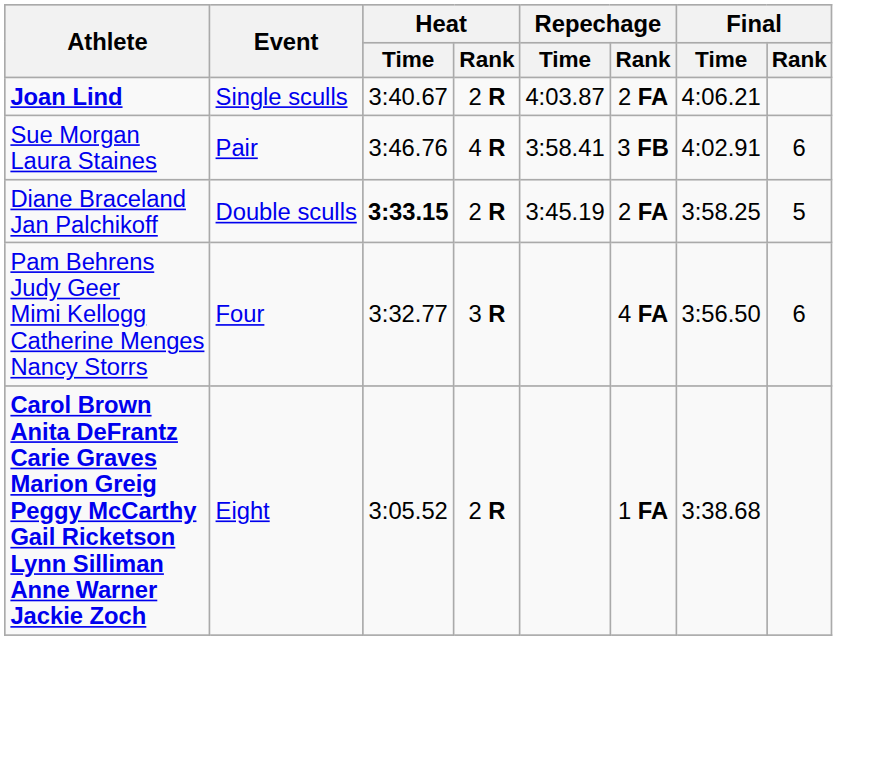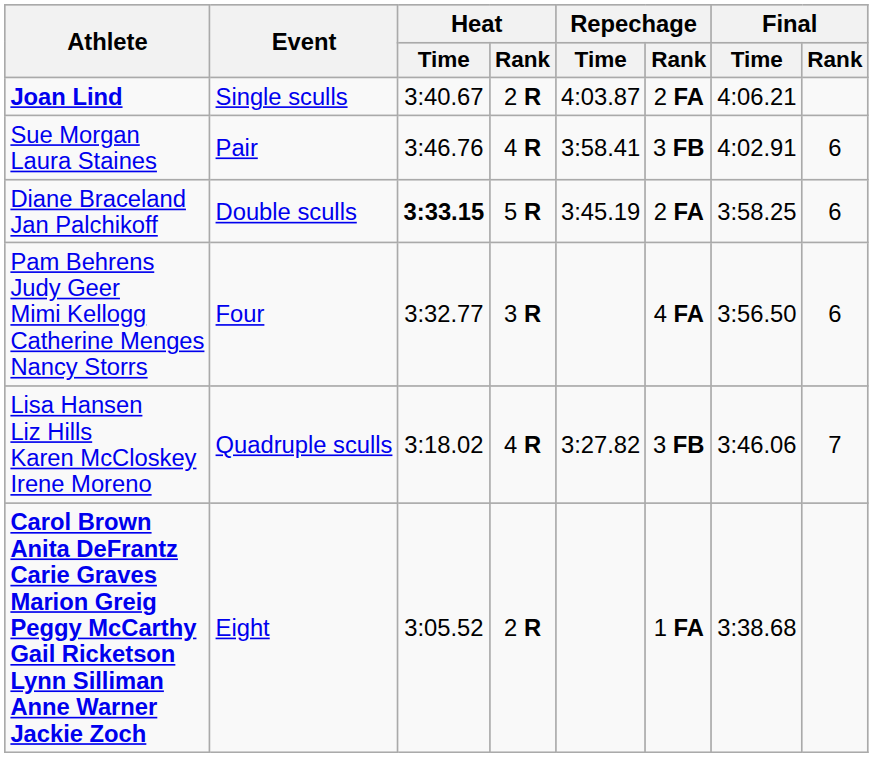(487, 212) 2 R -> (523, 212) 5 R
(799, 212) 5 -> (835, 212) 6
+ row: (103, 445)
